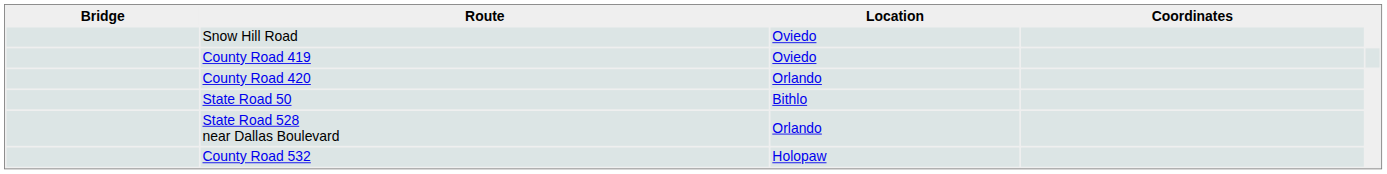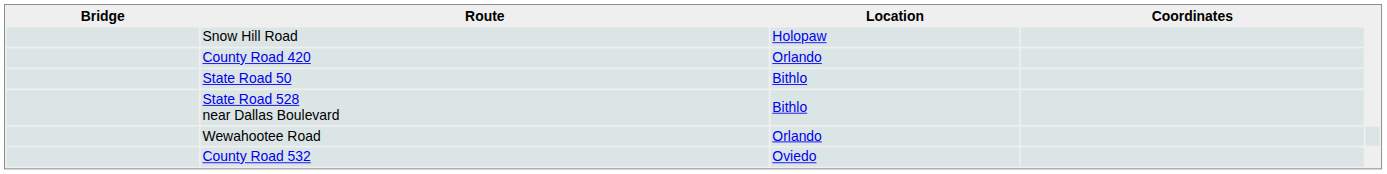(794, 37) Oviedo -> (799, 37) Holopaw
- row: (257, 58)
(797, 128) Orlando -> (790, 107) Bithlo
+ row: (262, 136)
(799, 157) Holopaw -> (794, 157) Oviedo
